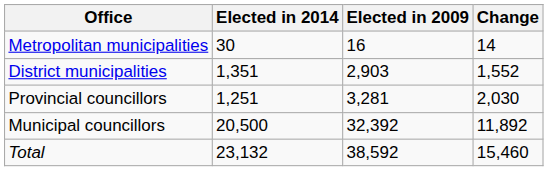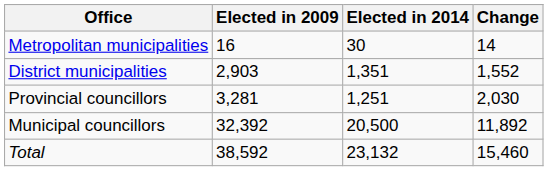columns swapped: (408, 17) <-> (277, 17)
